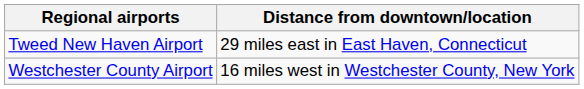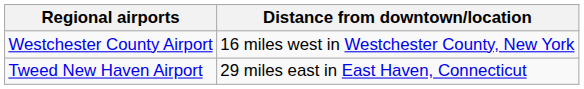rows swapped: (110, 71) <-> (106, 44)
